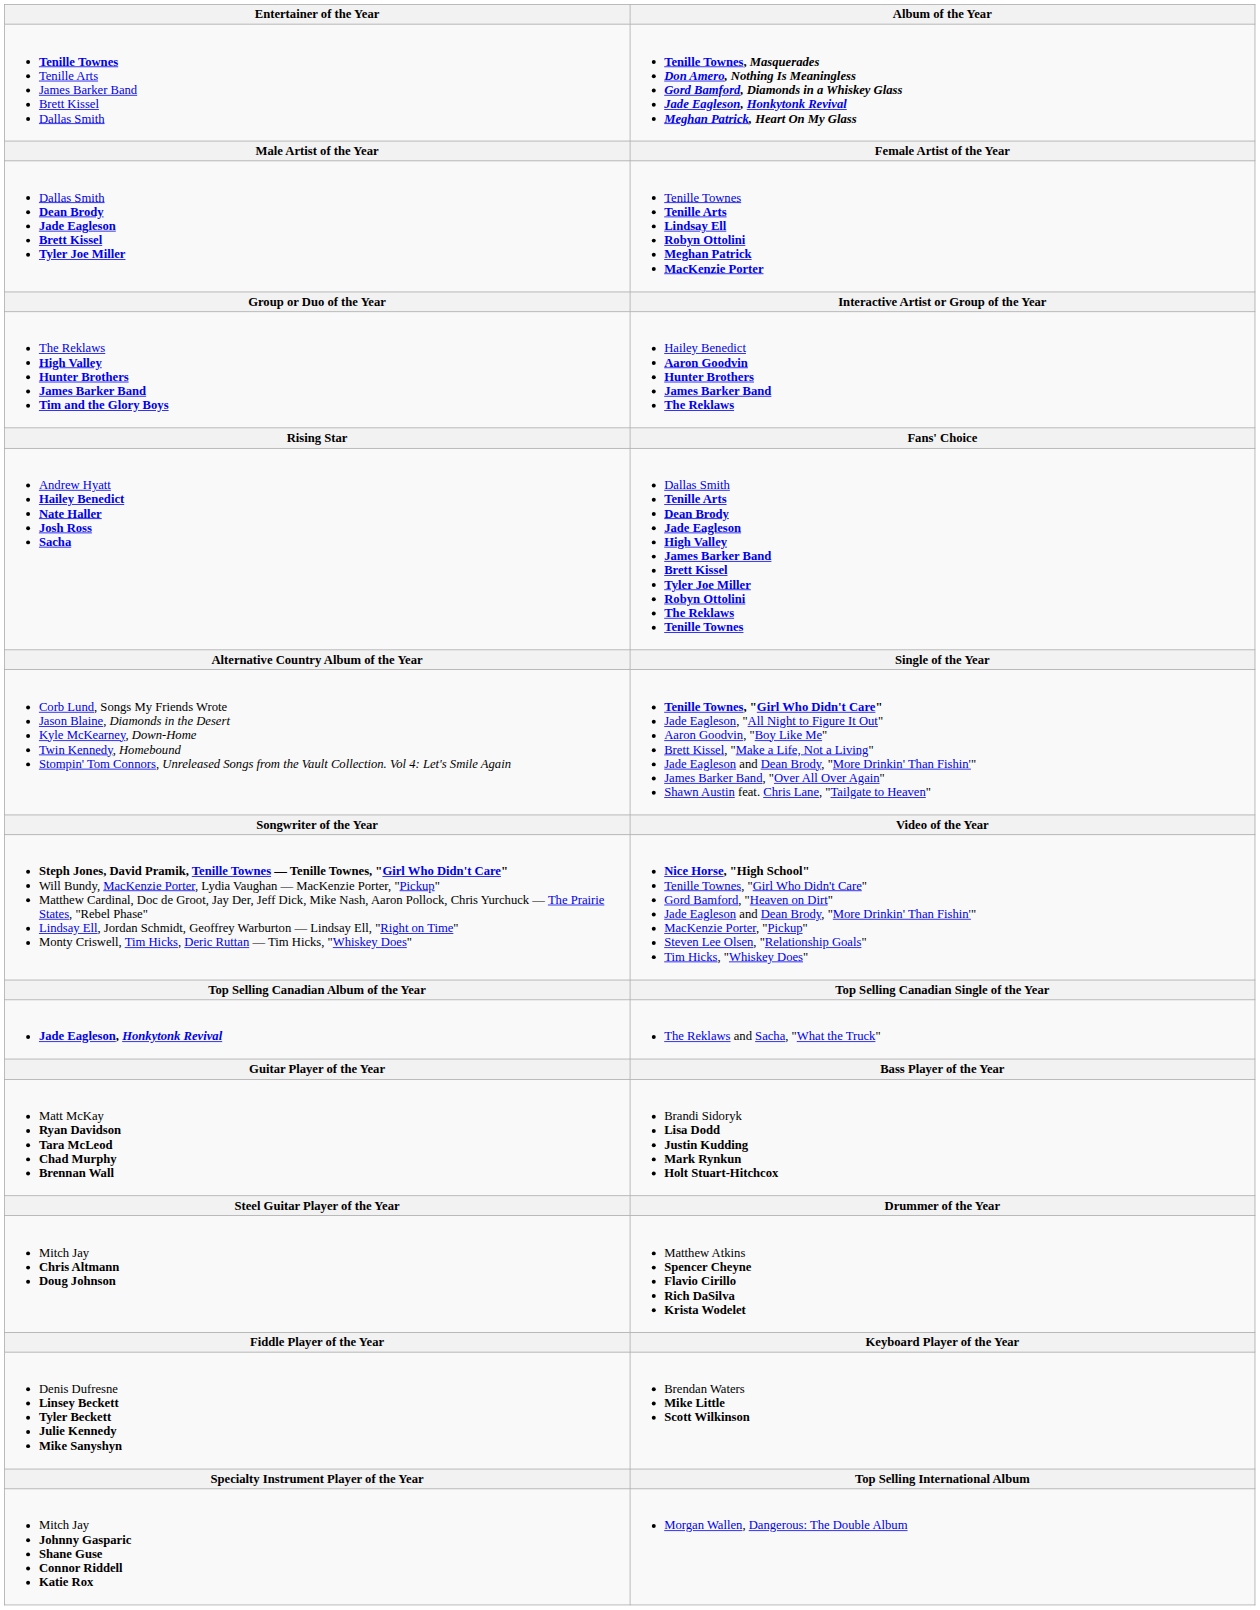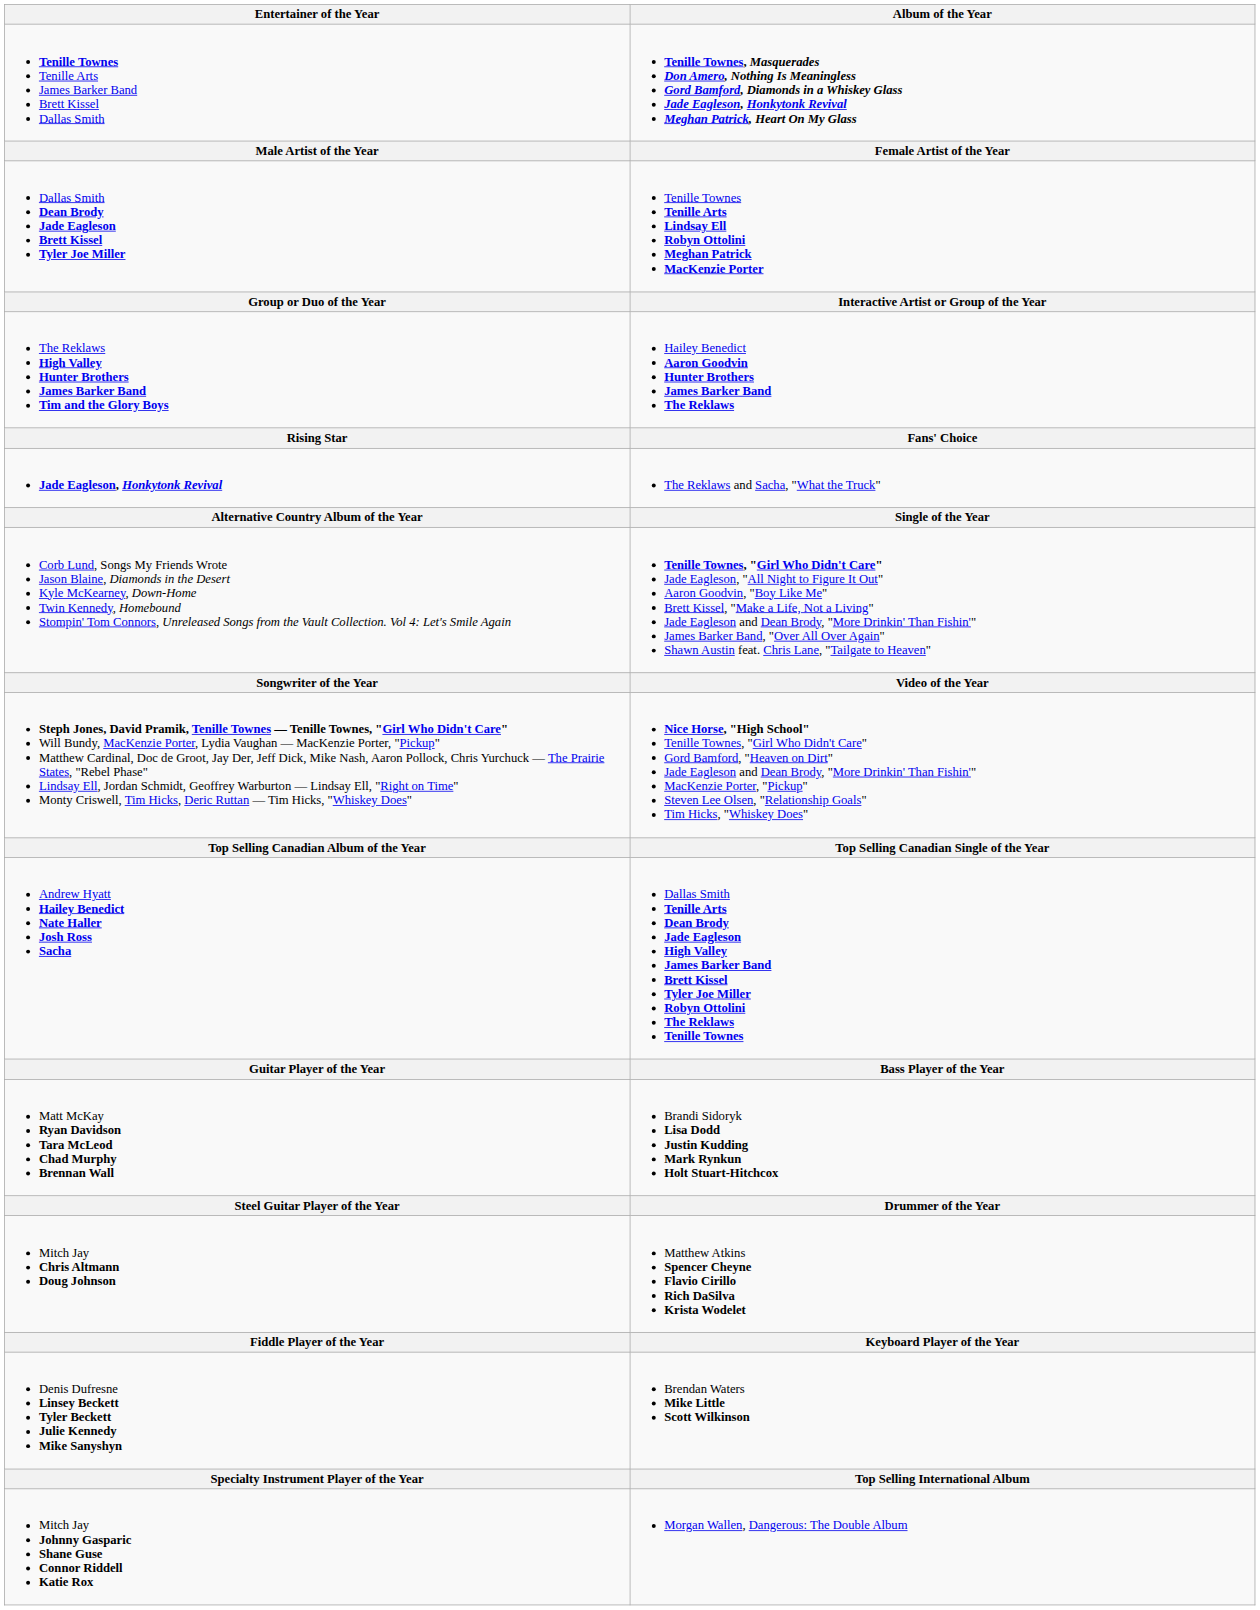rows swapped: (317, 513) <-> (317, 1037)
